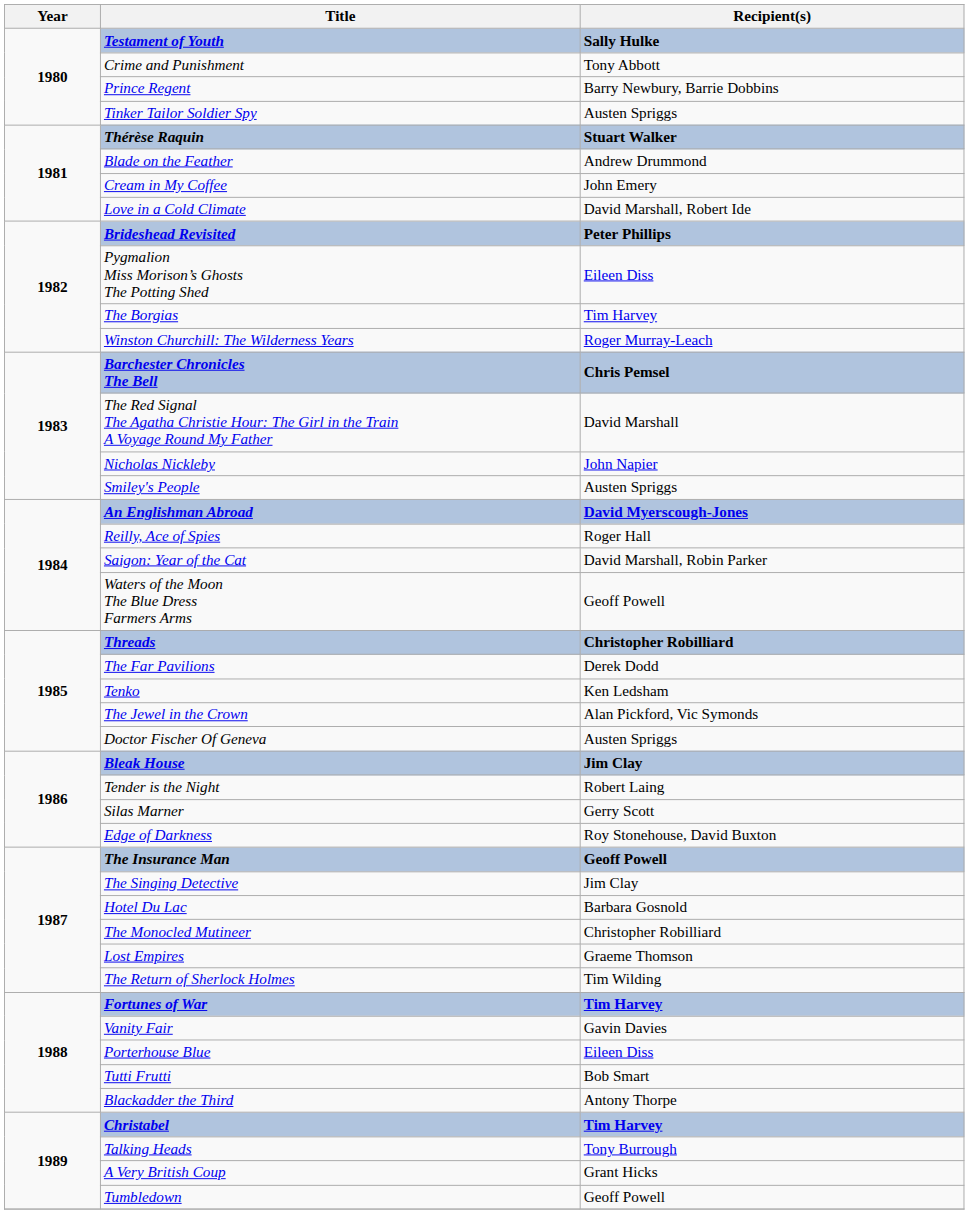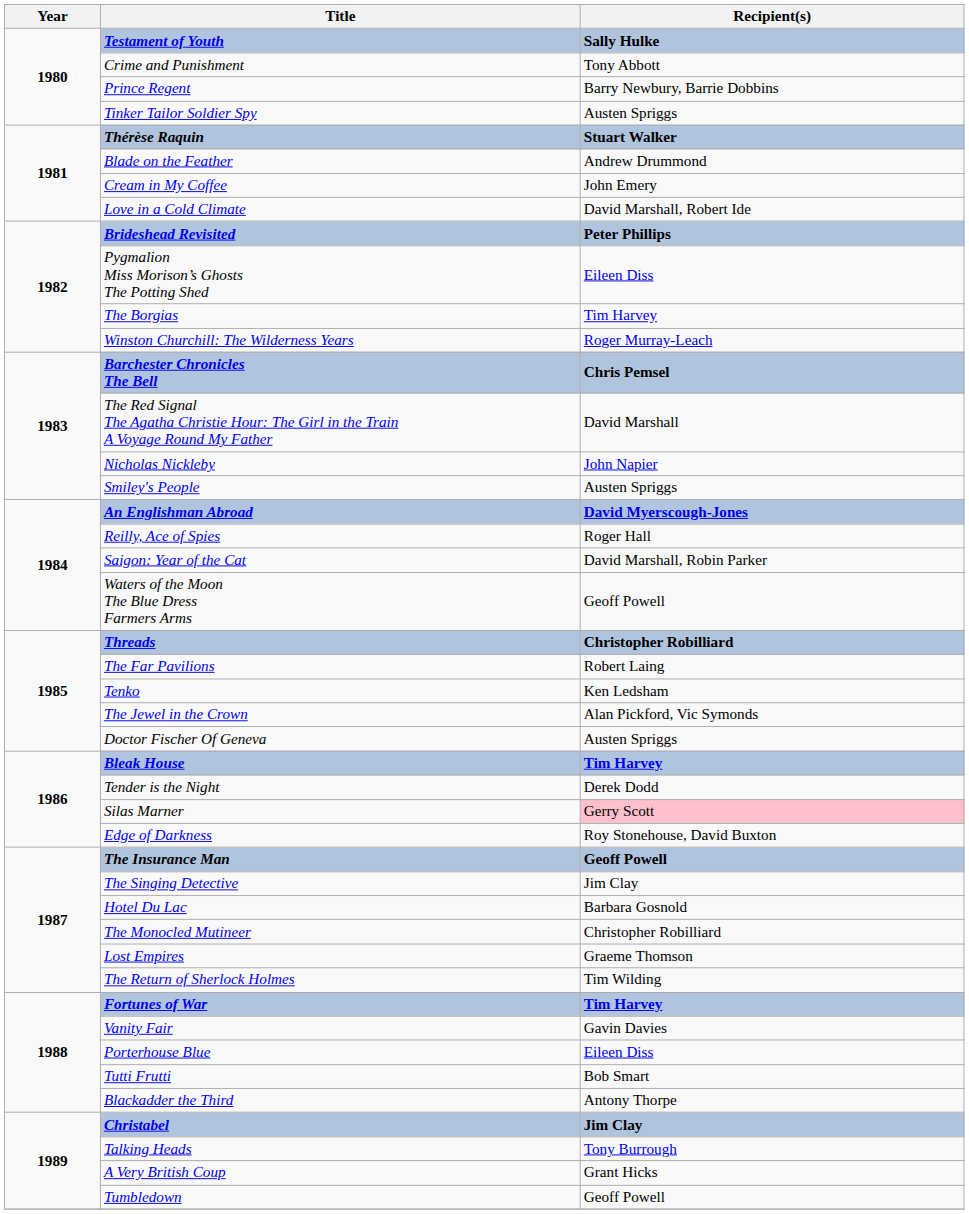(621, 666) Derek Dodd -> (624, 666) Robert Laing
(613, 763) Jim Clay -> (623, 763) Tim Harvey
(624, 787) Robert Laing -> (621, 787) Derek Dodd
(619, 811) no background -> (619, 811) pink background
(623, 1124) Tim Harvey -> (613, 1124) Jim Clay
